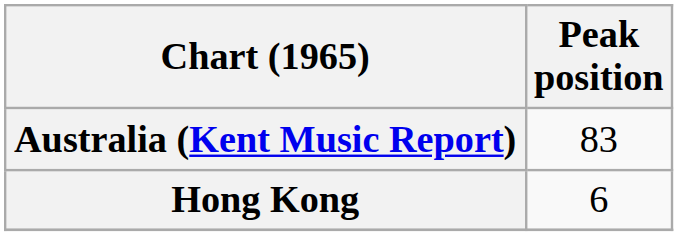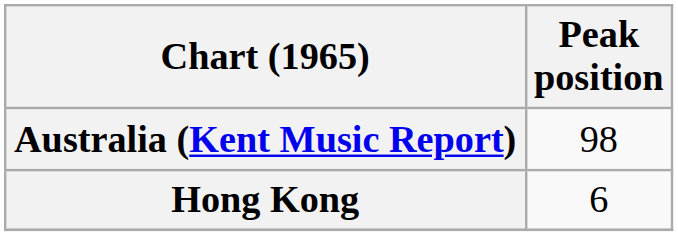(599, 138) 83 -> (599, 138) 98
